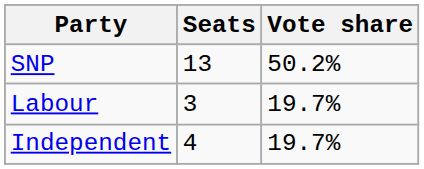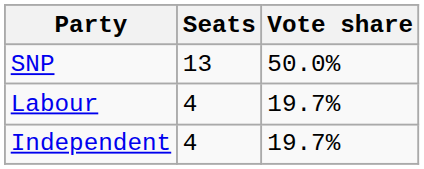(304, 64) 50.2% -> (304, 64) 50.0%
(190, 104) 3 -> (190, 104) 4
